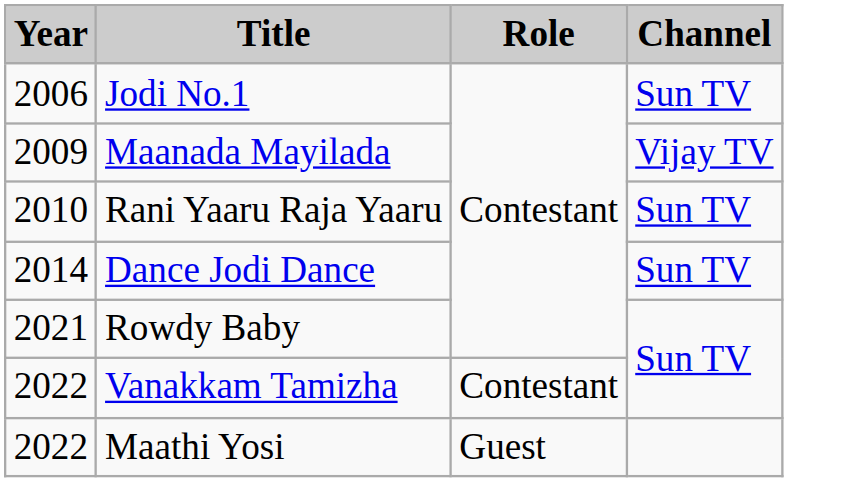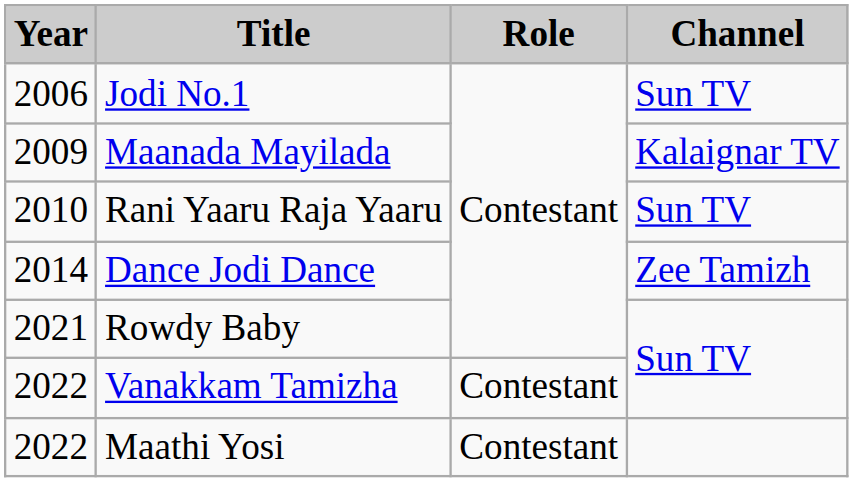(704, 151) Vijay TV -> (737, 151) Kalaignar TV
(693, 269) Sun TV -> (723, 269) Zee Tamizh
(503, 446) Guest -> (539, 446) Contestant
